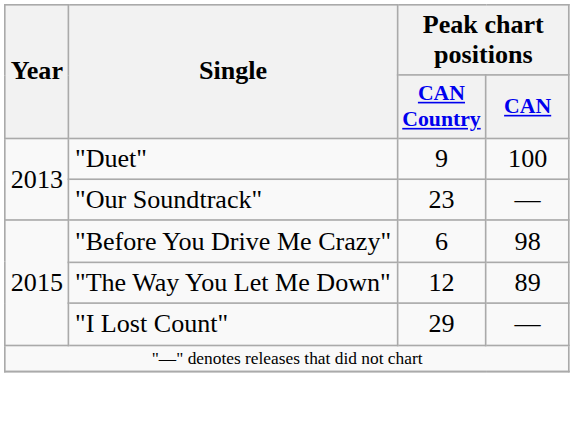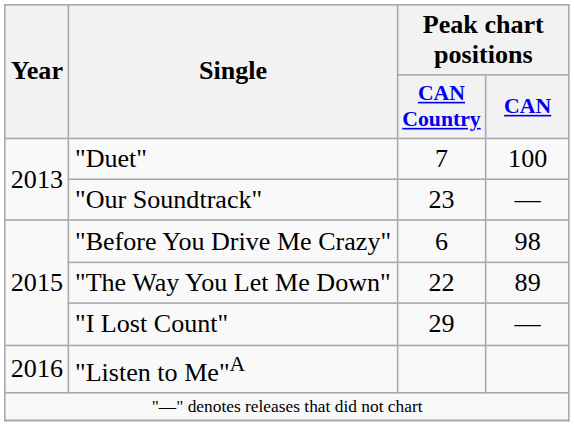(441, 158) 9 -> (441, 158) 7
(441, 282) 12 -> (441, 282) 22
+ row: (160, 368)
